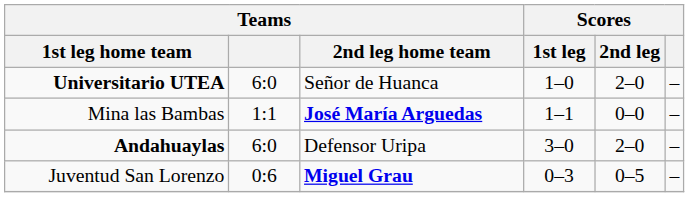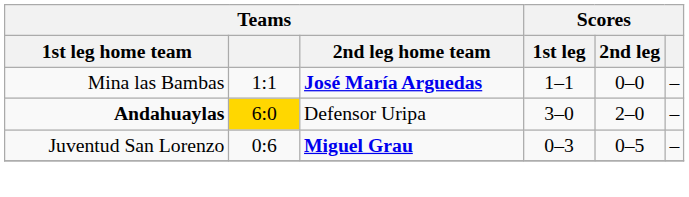- row: (139, 82)
(264, 144) no background -> (264, 113) gold background
